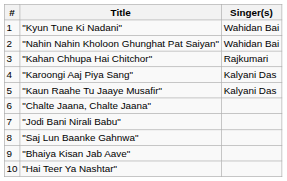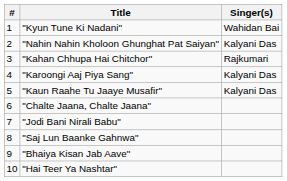(252, 44) Wahidan Bai -> (250, 44) Kalyani Das
